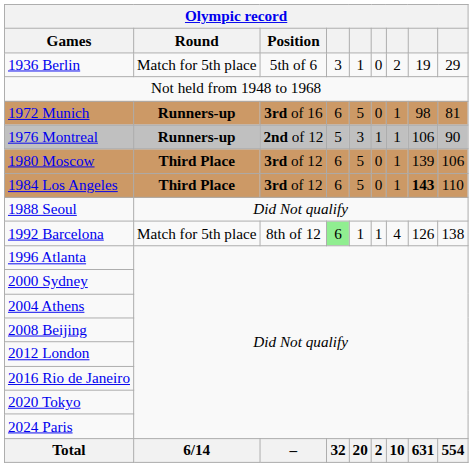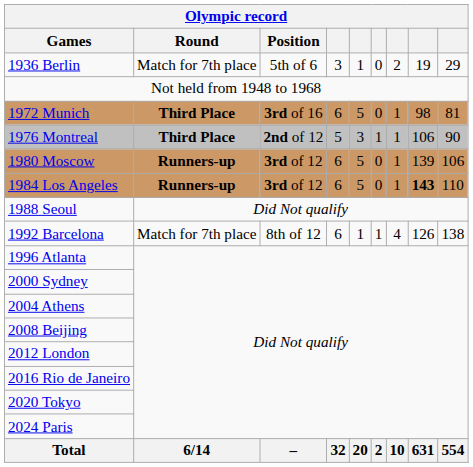(197, 64) Match for 5th place -> (197, 64) Match for 7th place
(197, 112) Runners-up -> (197, 112) Third Place
(197, 137) Runners-up -> (197, 137) Third Place
(197, 161) Third Place -> (197, 161) Runners-up
(197, 185) Third Place -> (197, 185) Runners-up
(197, 233) Match for 5th place -> (197, 233) Match for 7th place
(338, 233) lightgreen background -> (338, 233) no background
